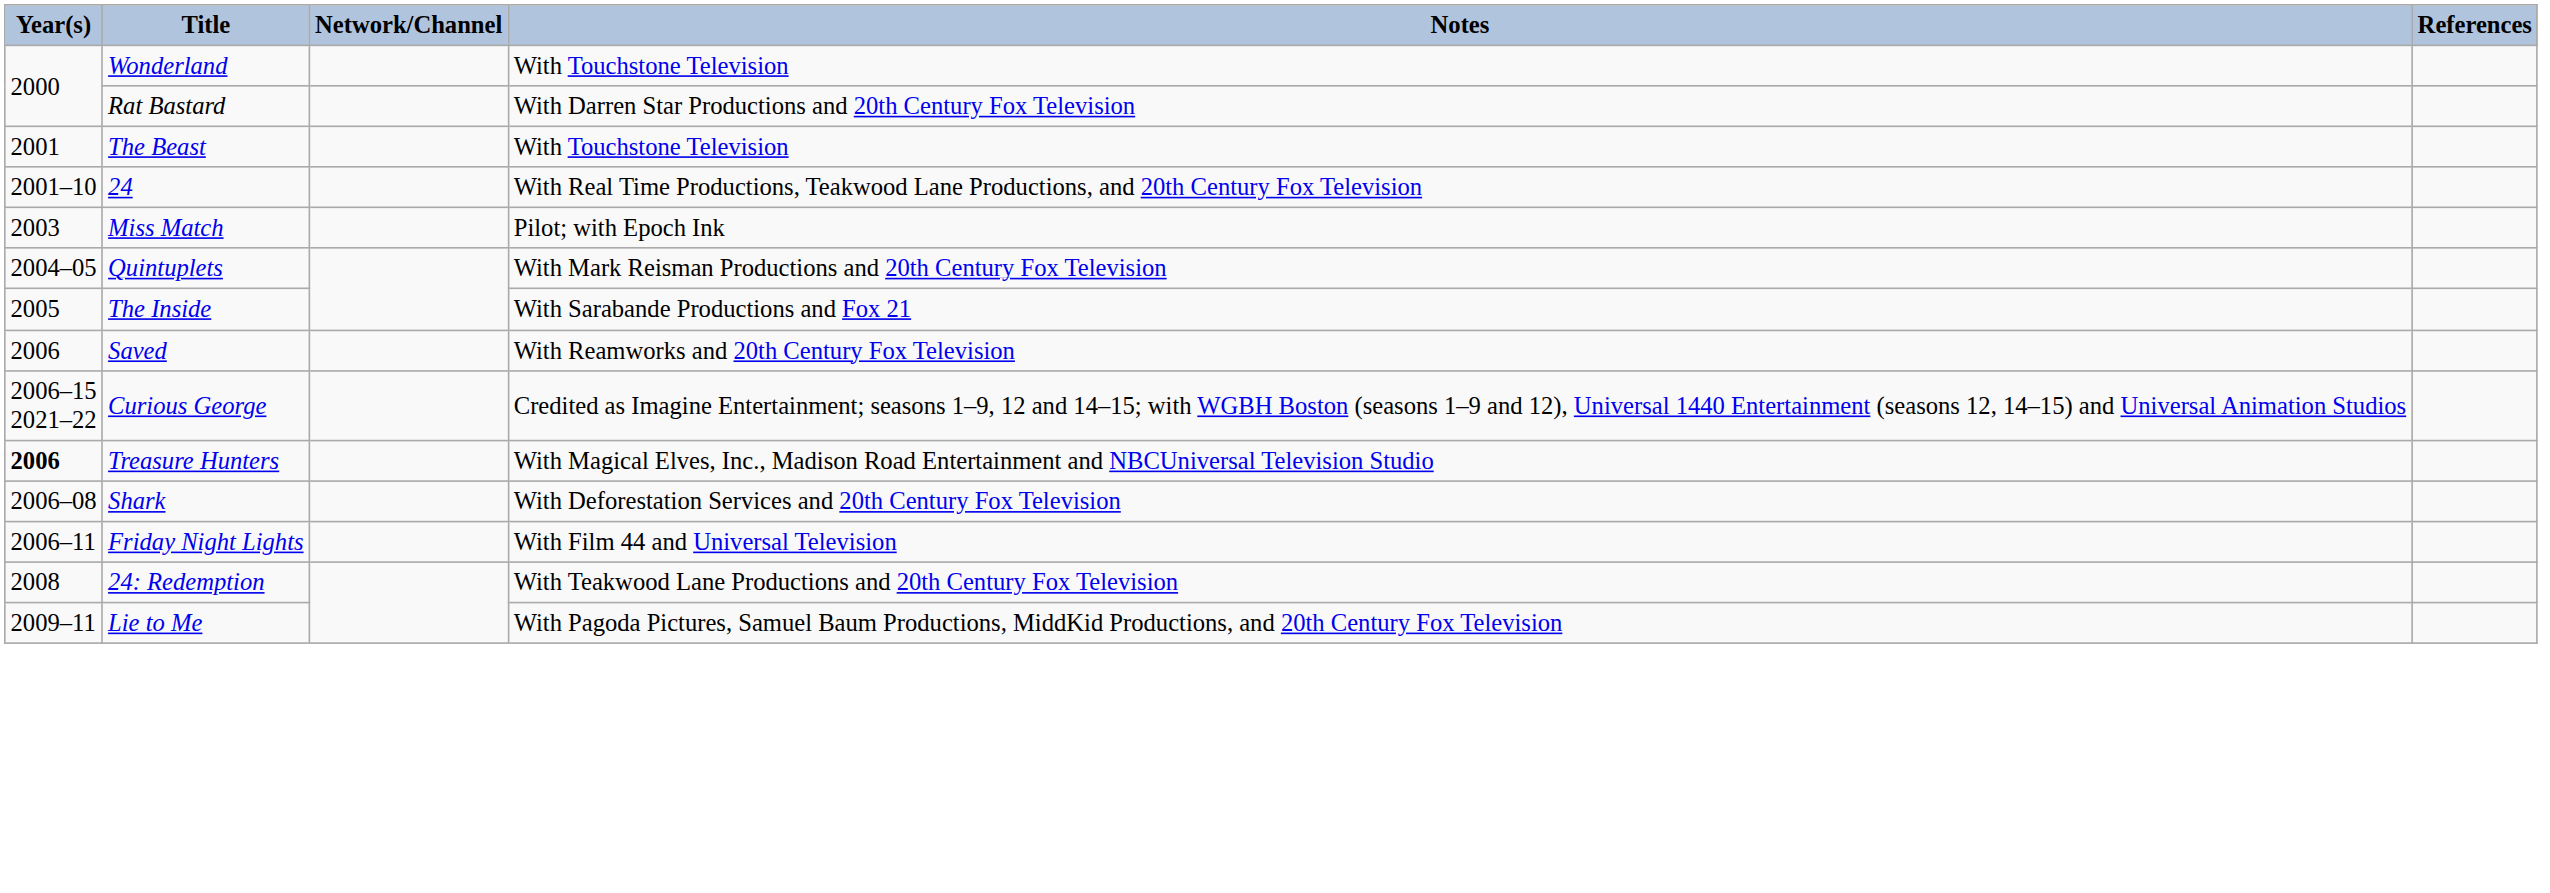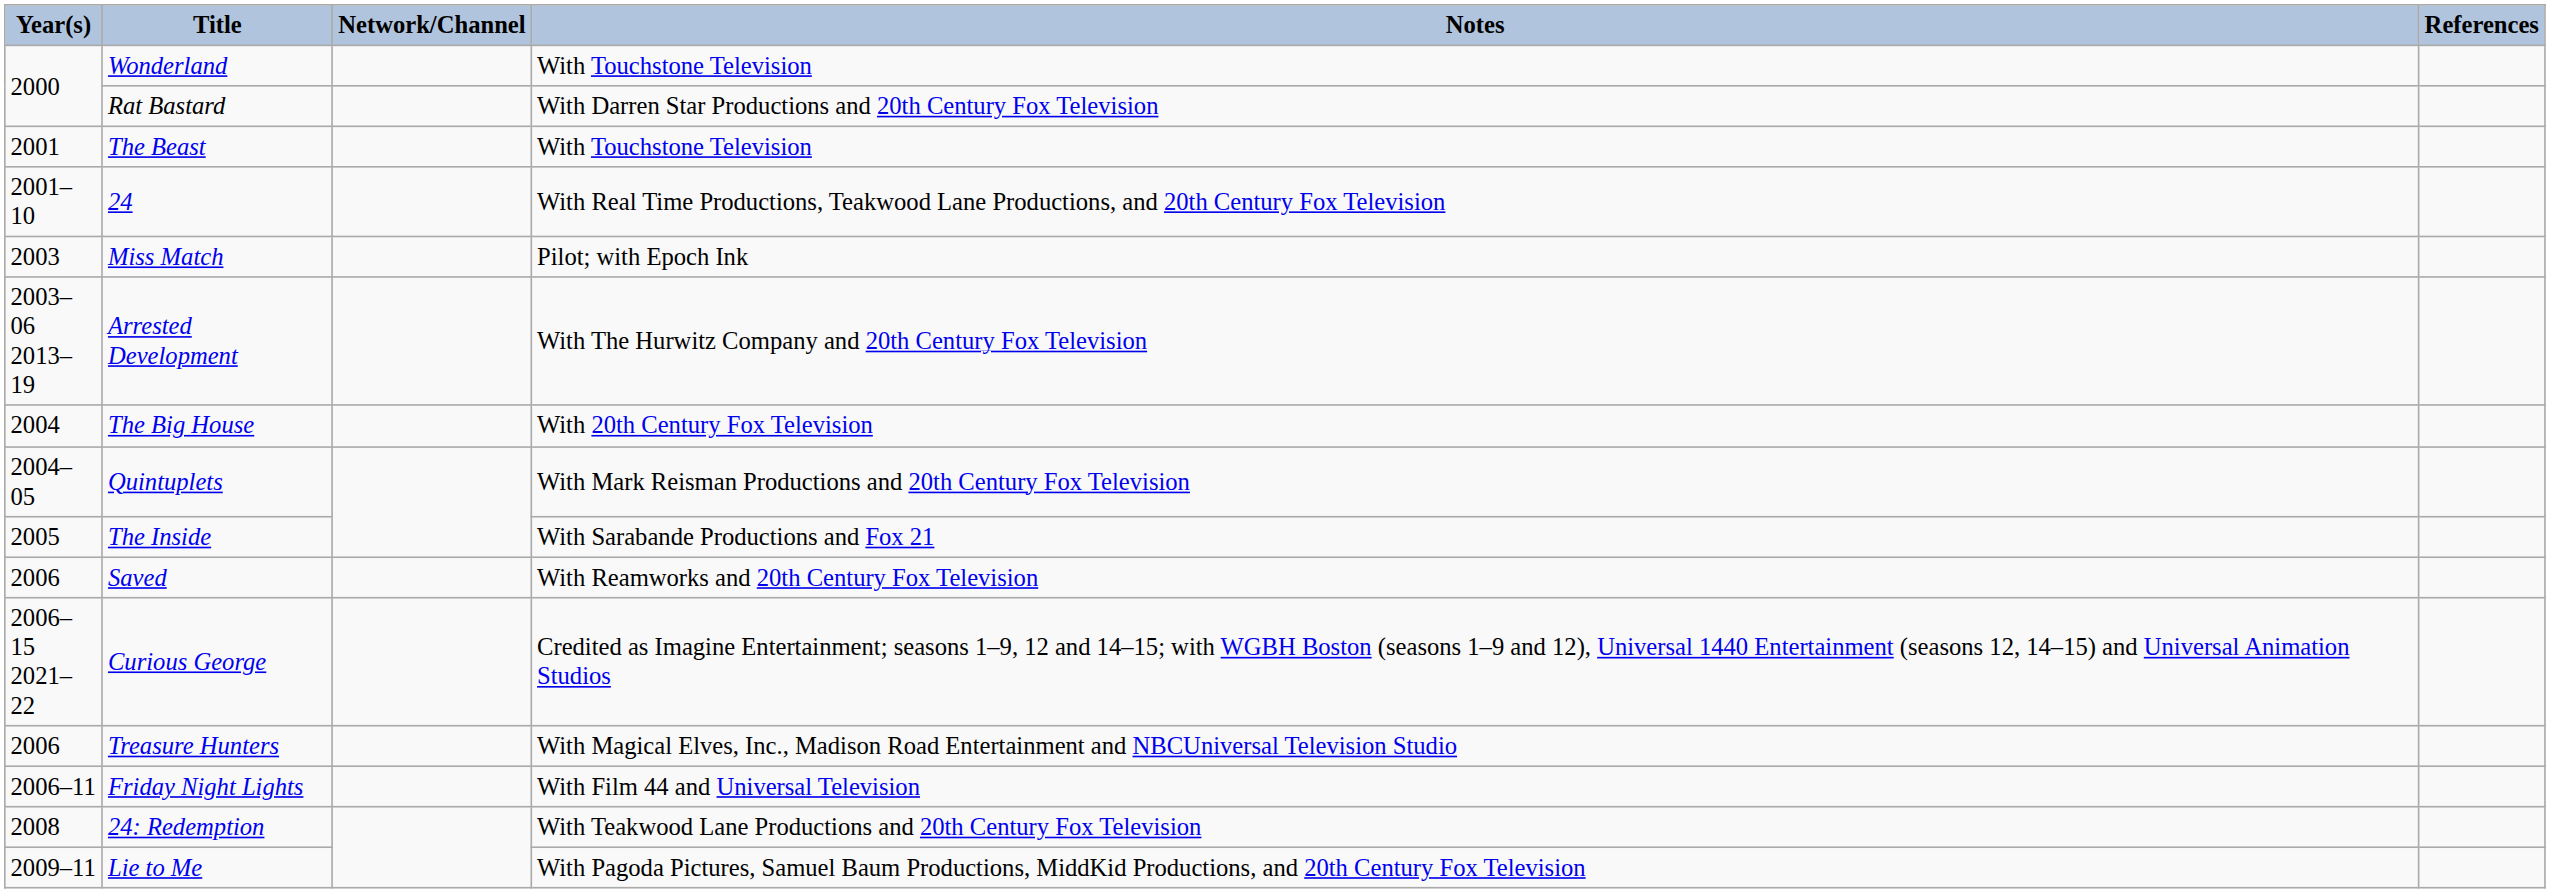+ row: (173, 341)
+ row: (181, 425)
(35, 460) bold -> (35, 745) normal
- row: (137, 500)
